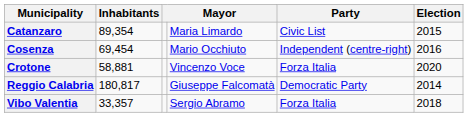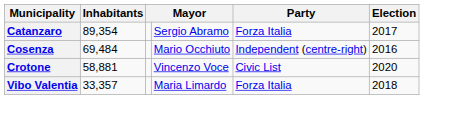(206, 31) Maria Limardo -> (191, 31) Sergio Abramo
(303, 31) Civic List -> (263, 31) Forza Italia
(429, 31) 2015 -> (385, 31) 2017
(116, 49) 69,454 -> (100, 49) 69,484
(308, 67) Forza Italia -> (258, 67) Civic List
- row: (50, 85)
(207, 103) Sergio Abramo -> (190, 85) Maria Limardo
